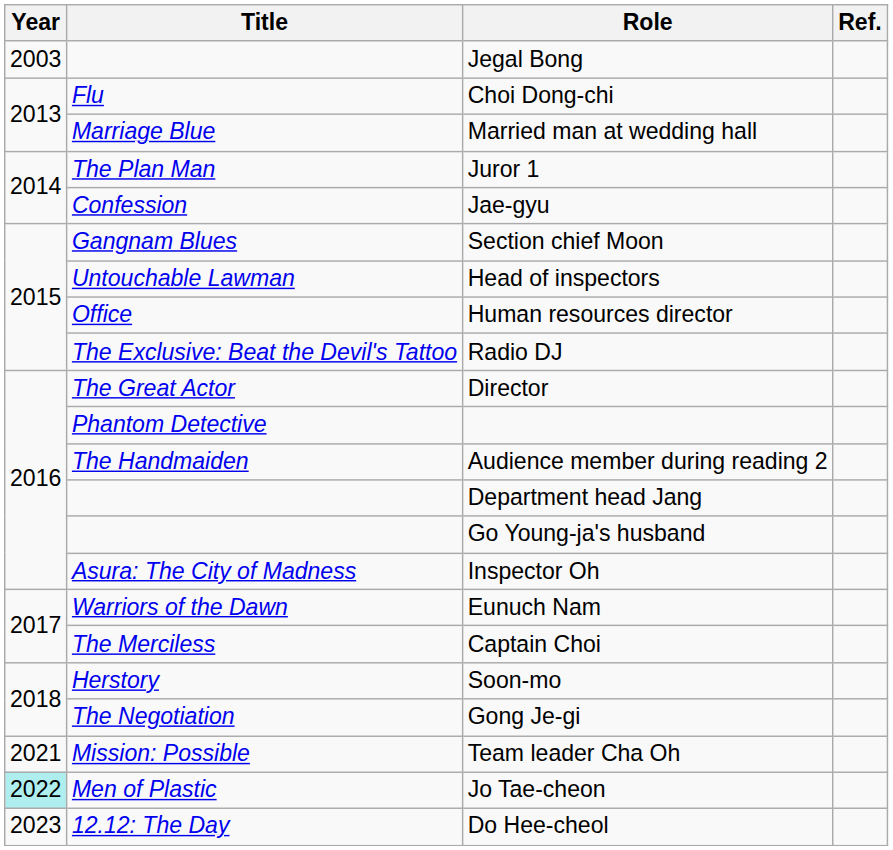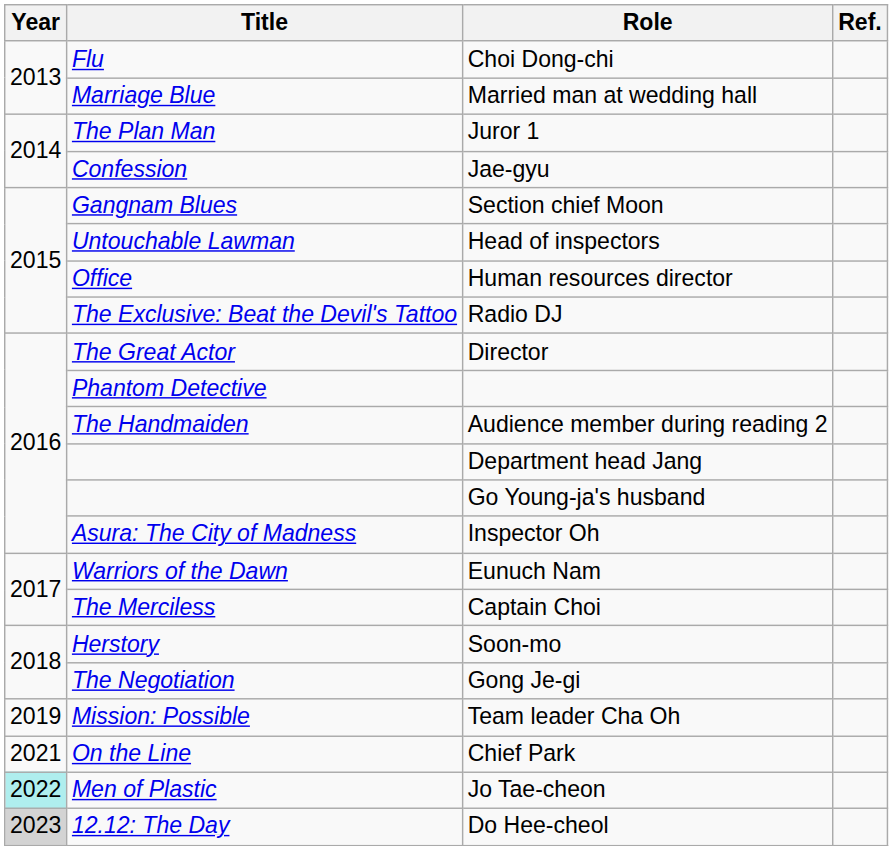- row: (264, 60)
(36, 753) 2021 -> (36, 717) 2019
+ row: (131, 753)
(36, 826) no background -> (36, 826) lightgrey background
